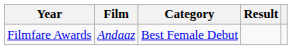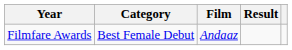columns swapped: (189, 14) <-> (116, 14)
